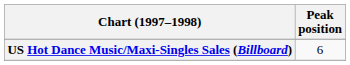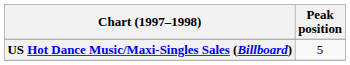(320, 49) 6 -> (320, 49) 5
